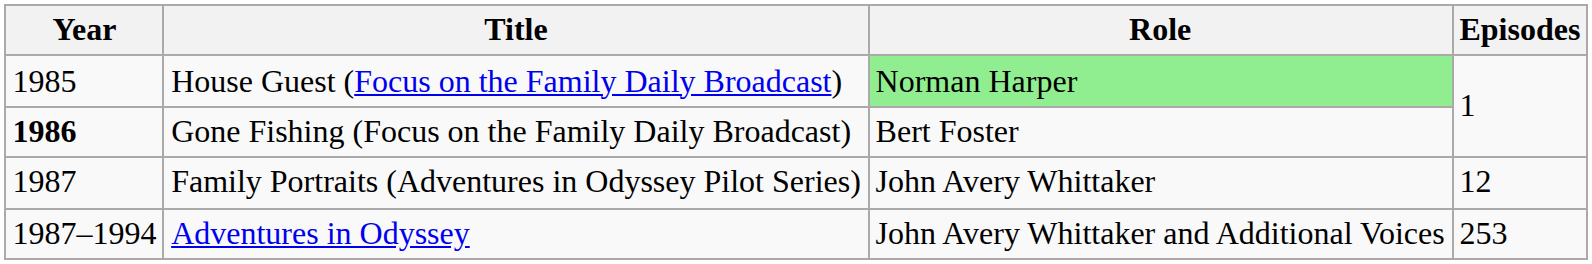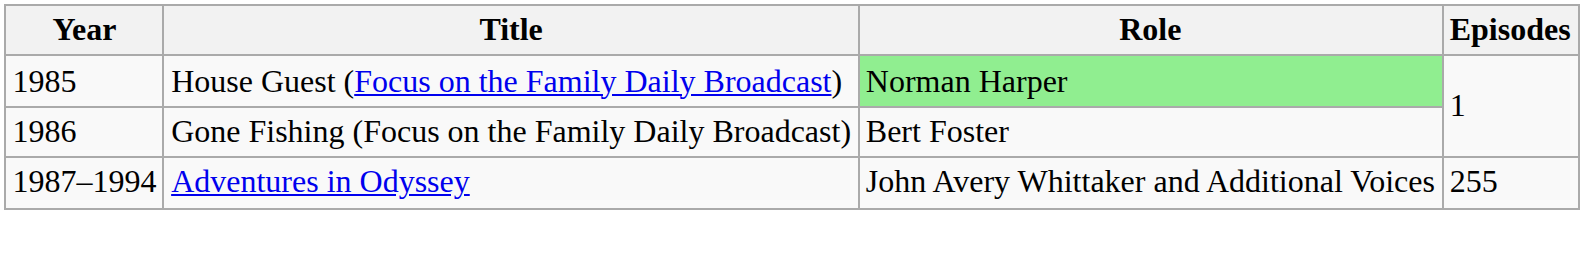(44, 131) bold -> (44, 131) normal
- row: (516, 182)
(1483, 232) 253 -> (1474, 182) 255
